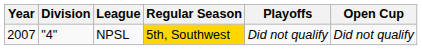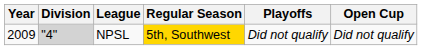(21, 34) 2007 -> (21, 34) 2009
(49, 34) no background -> (49, 34) lightgrey background
